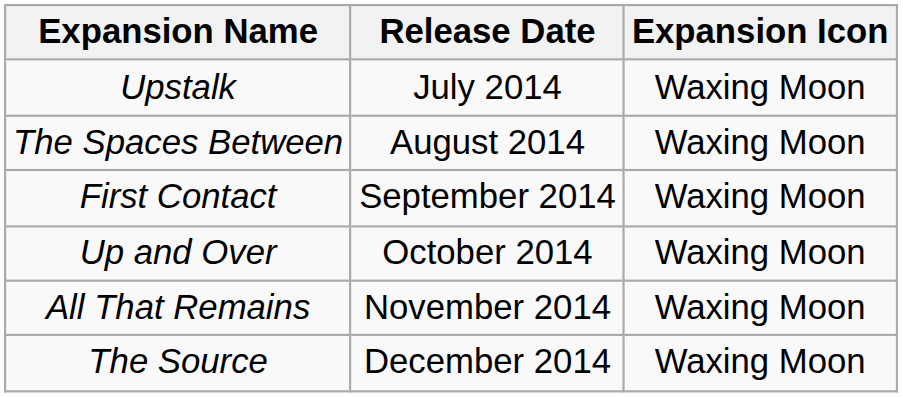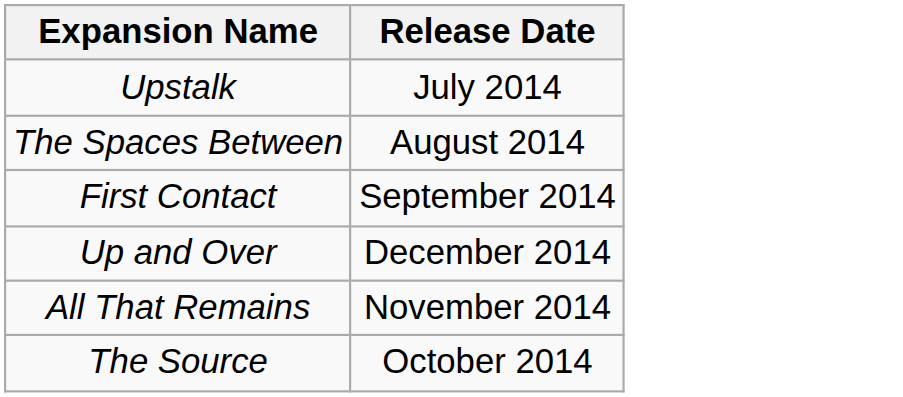- column: (760, 32)
(487, 252) October 2014 -> (488, 252) December 2014
(488, 362) December 2014 -> (487, 362) October 2014
